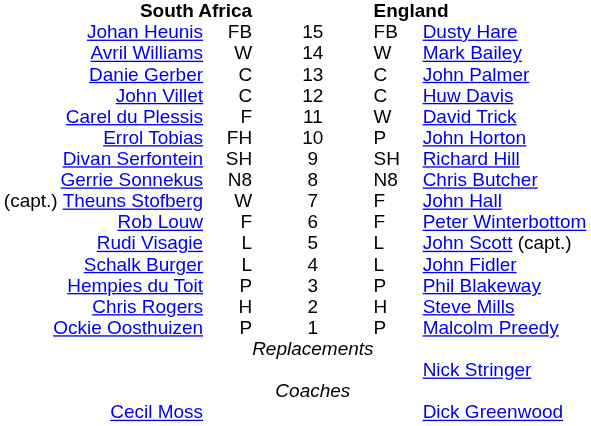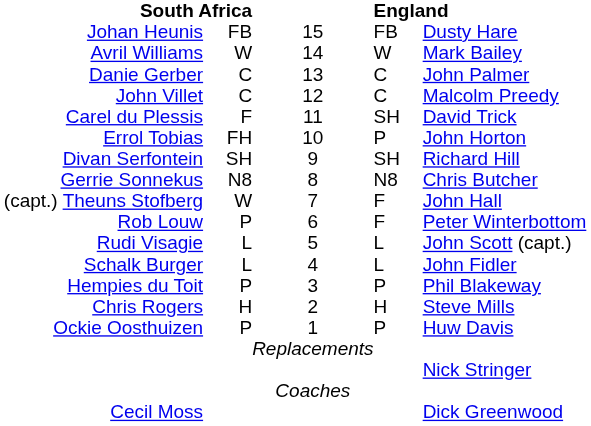(468, 95) Huw Davis -> (491, 95) Malcolm Preedy
(383, 116) W -> (387, 116) SH
(246, 222) F -> (246, 222) P
(491, 327) Malcolm Preedy -> (468, 327) Huw Davis
